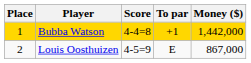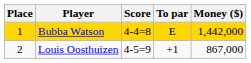(172, 31) +1 -> (172, 31) E
(172, 49) E -> (172, 49) +1
